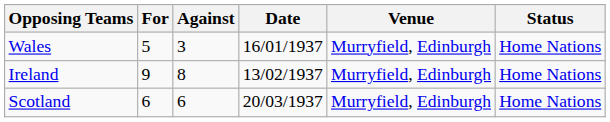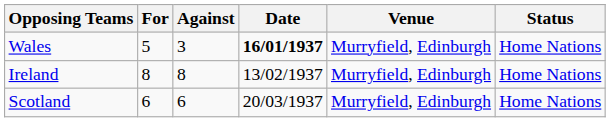(283, 46) normal -> (283, 46) bold
(146, 74) 9 -> (146, 74) 8
